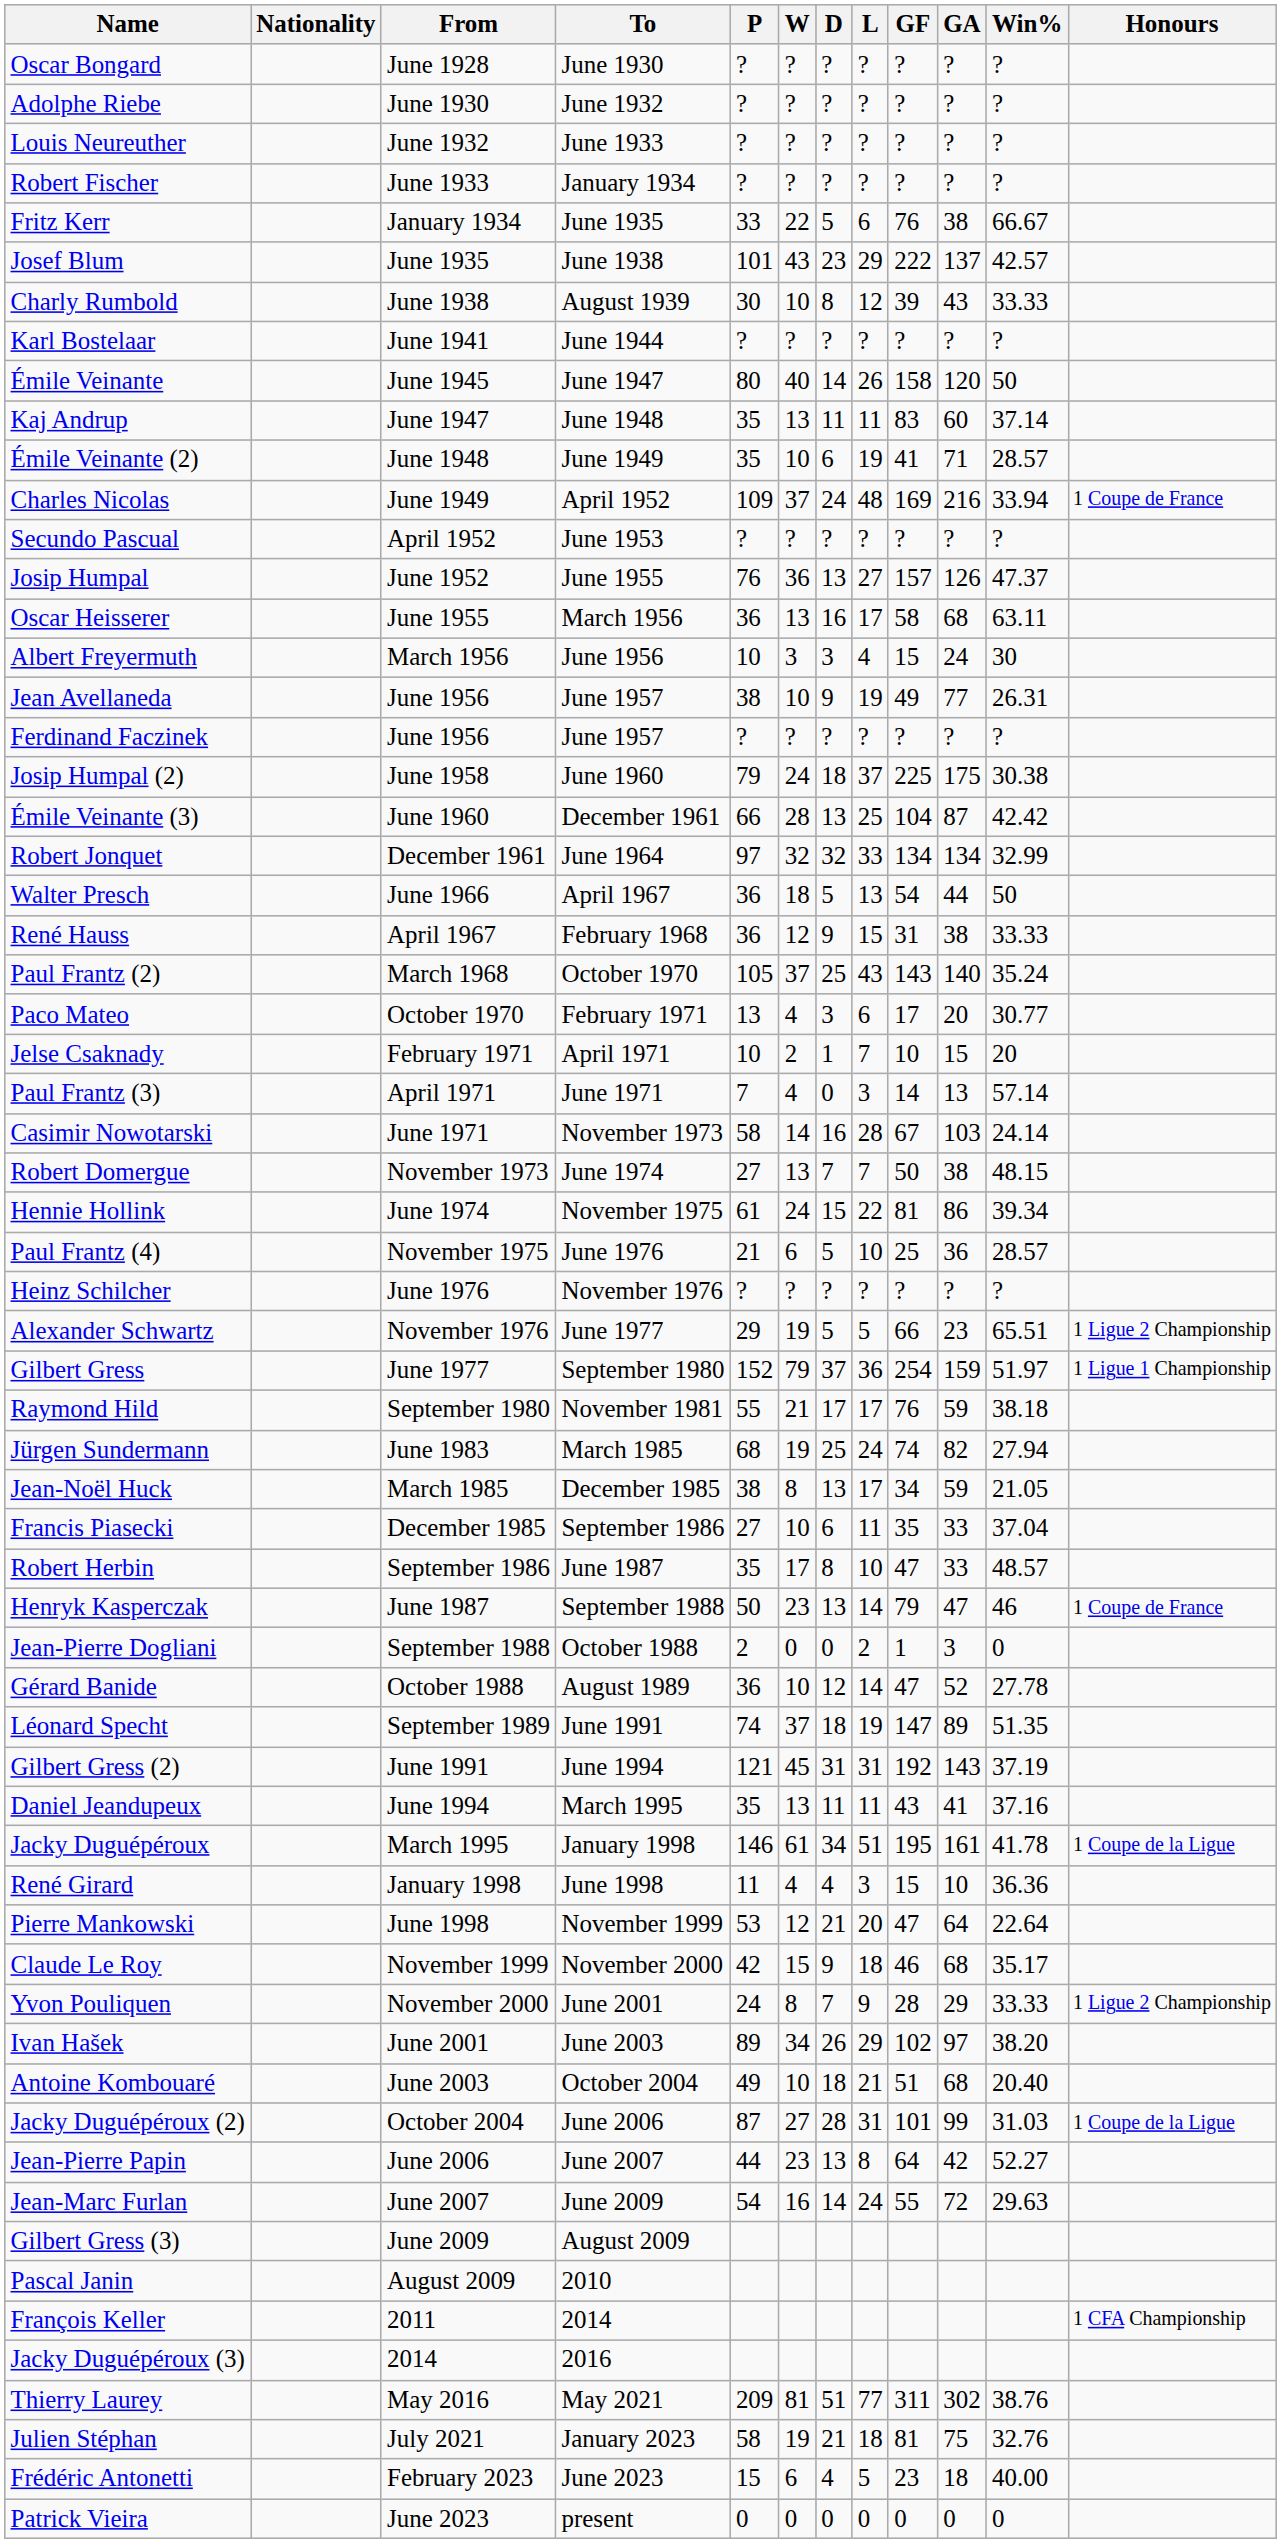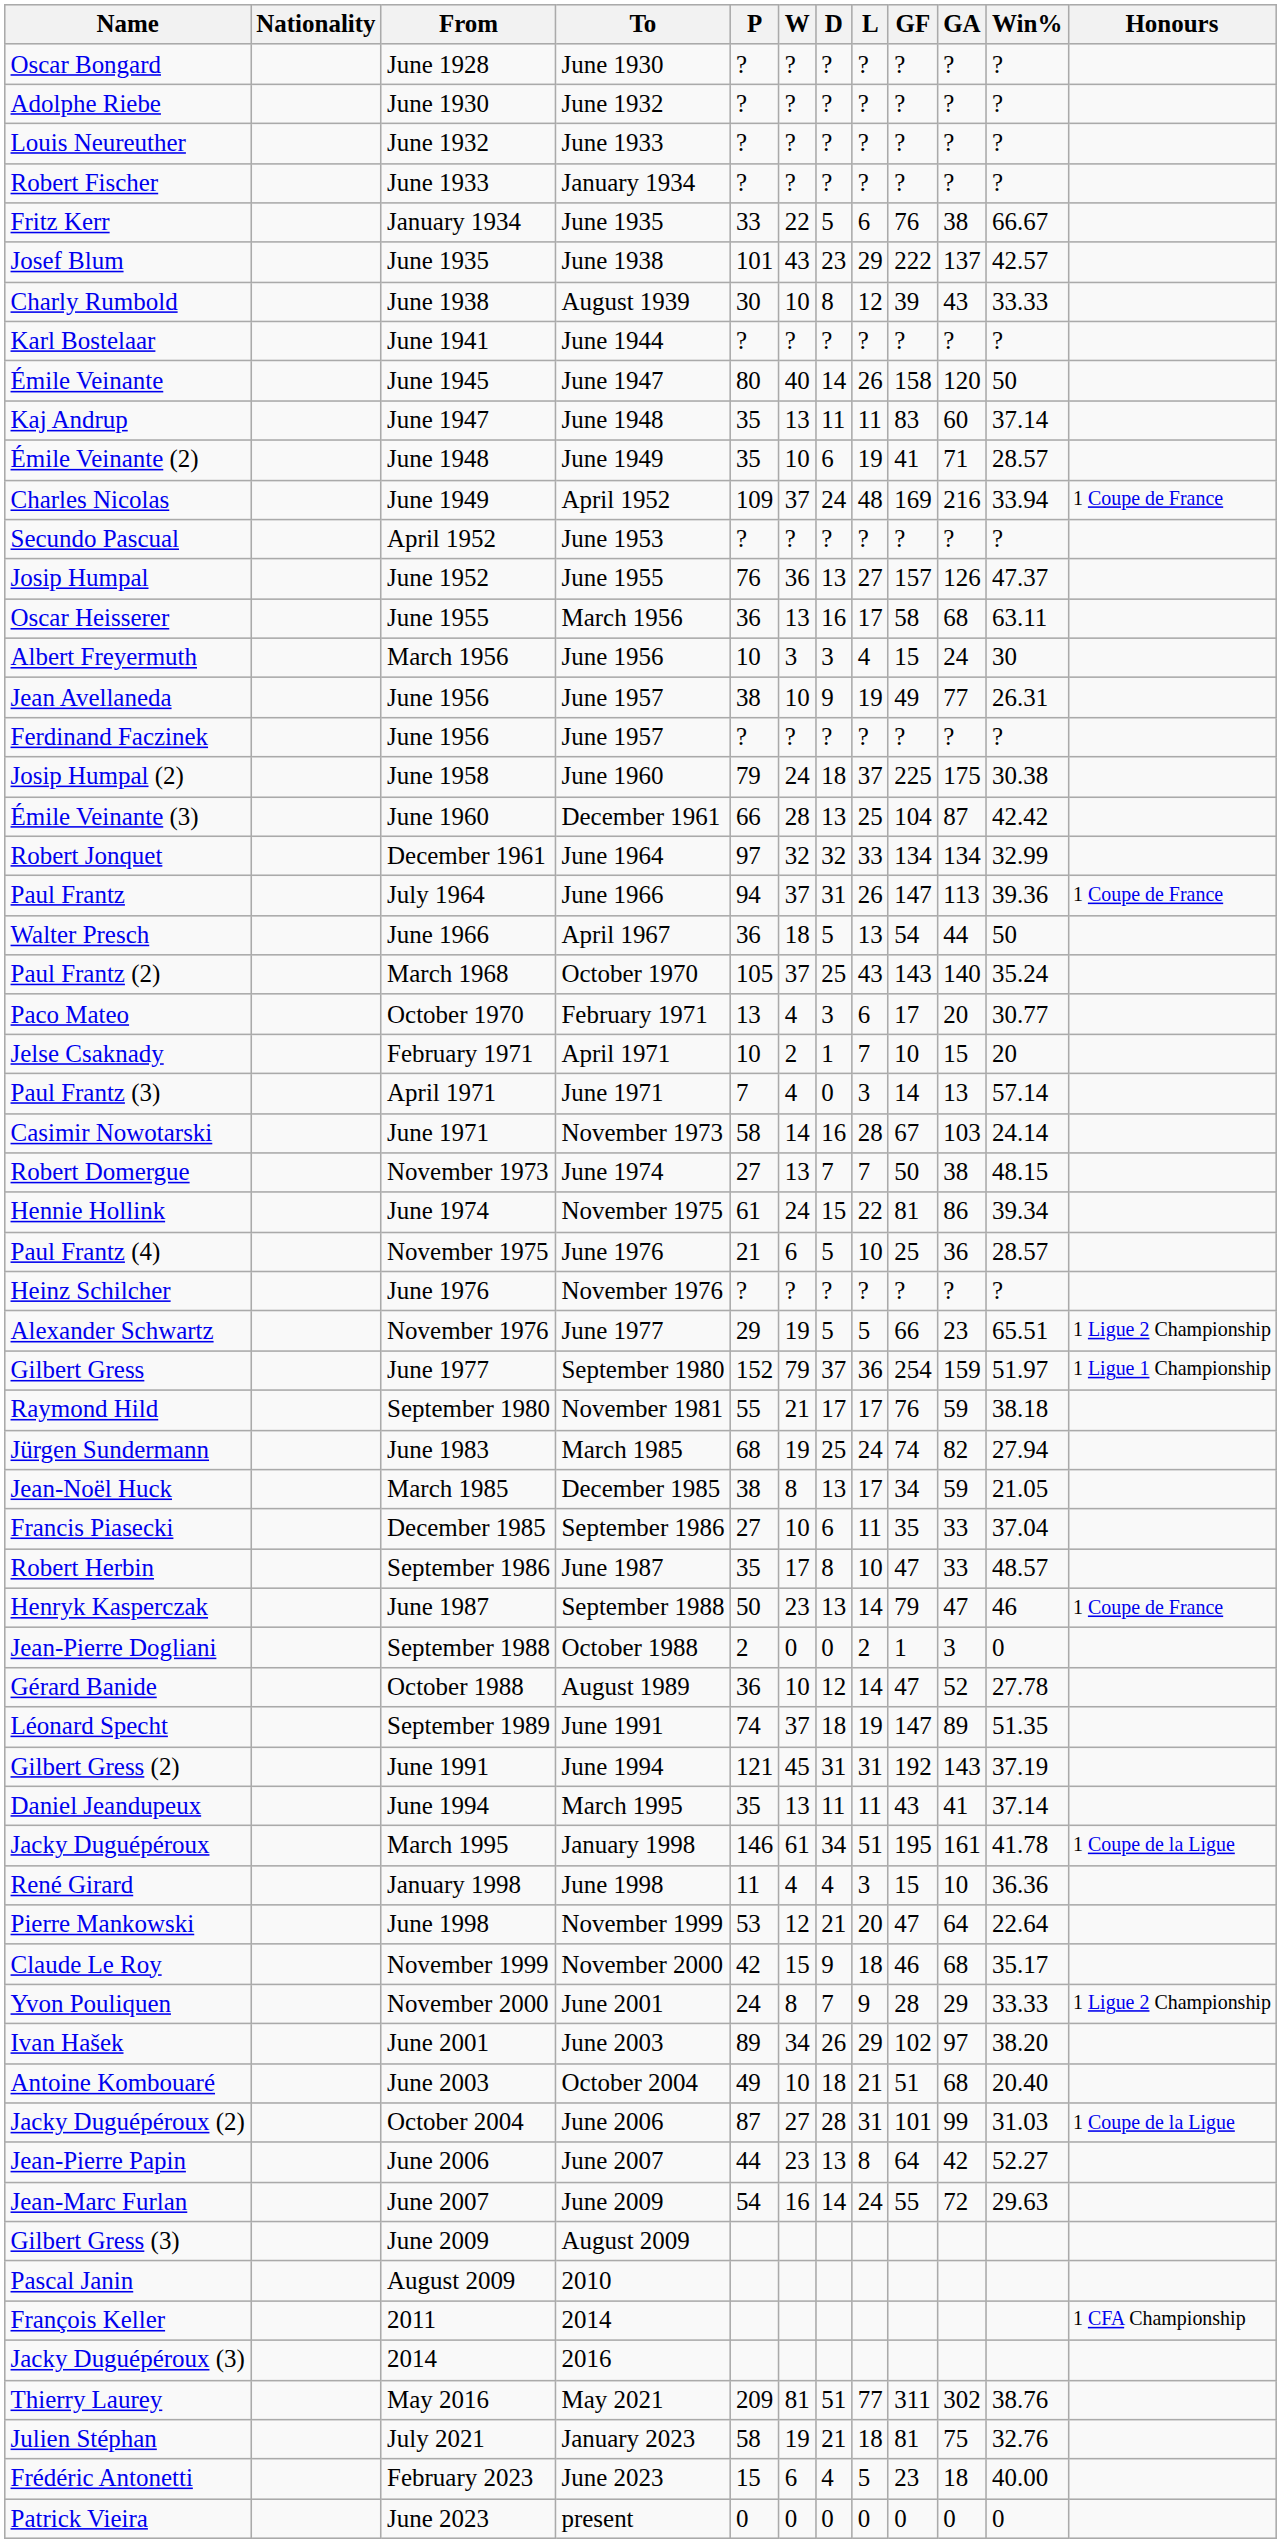+ row: (68, 895)
- row: (70, 934)
(1020, 1805) 37.16 -> (1020, 1805) 37.14
